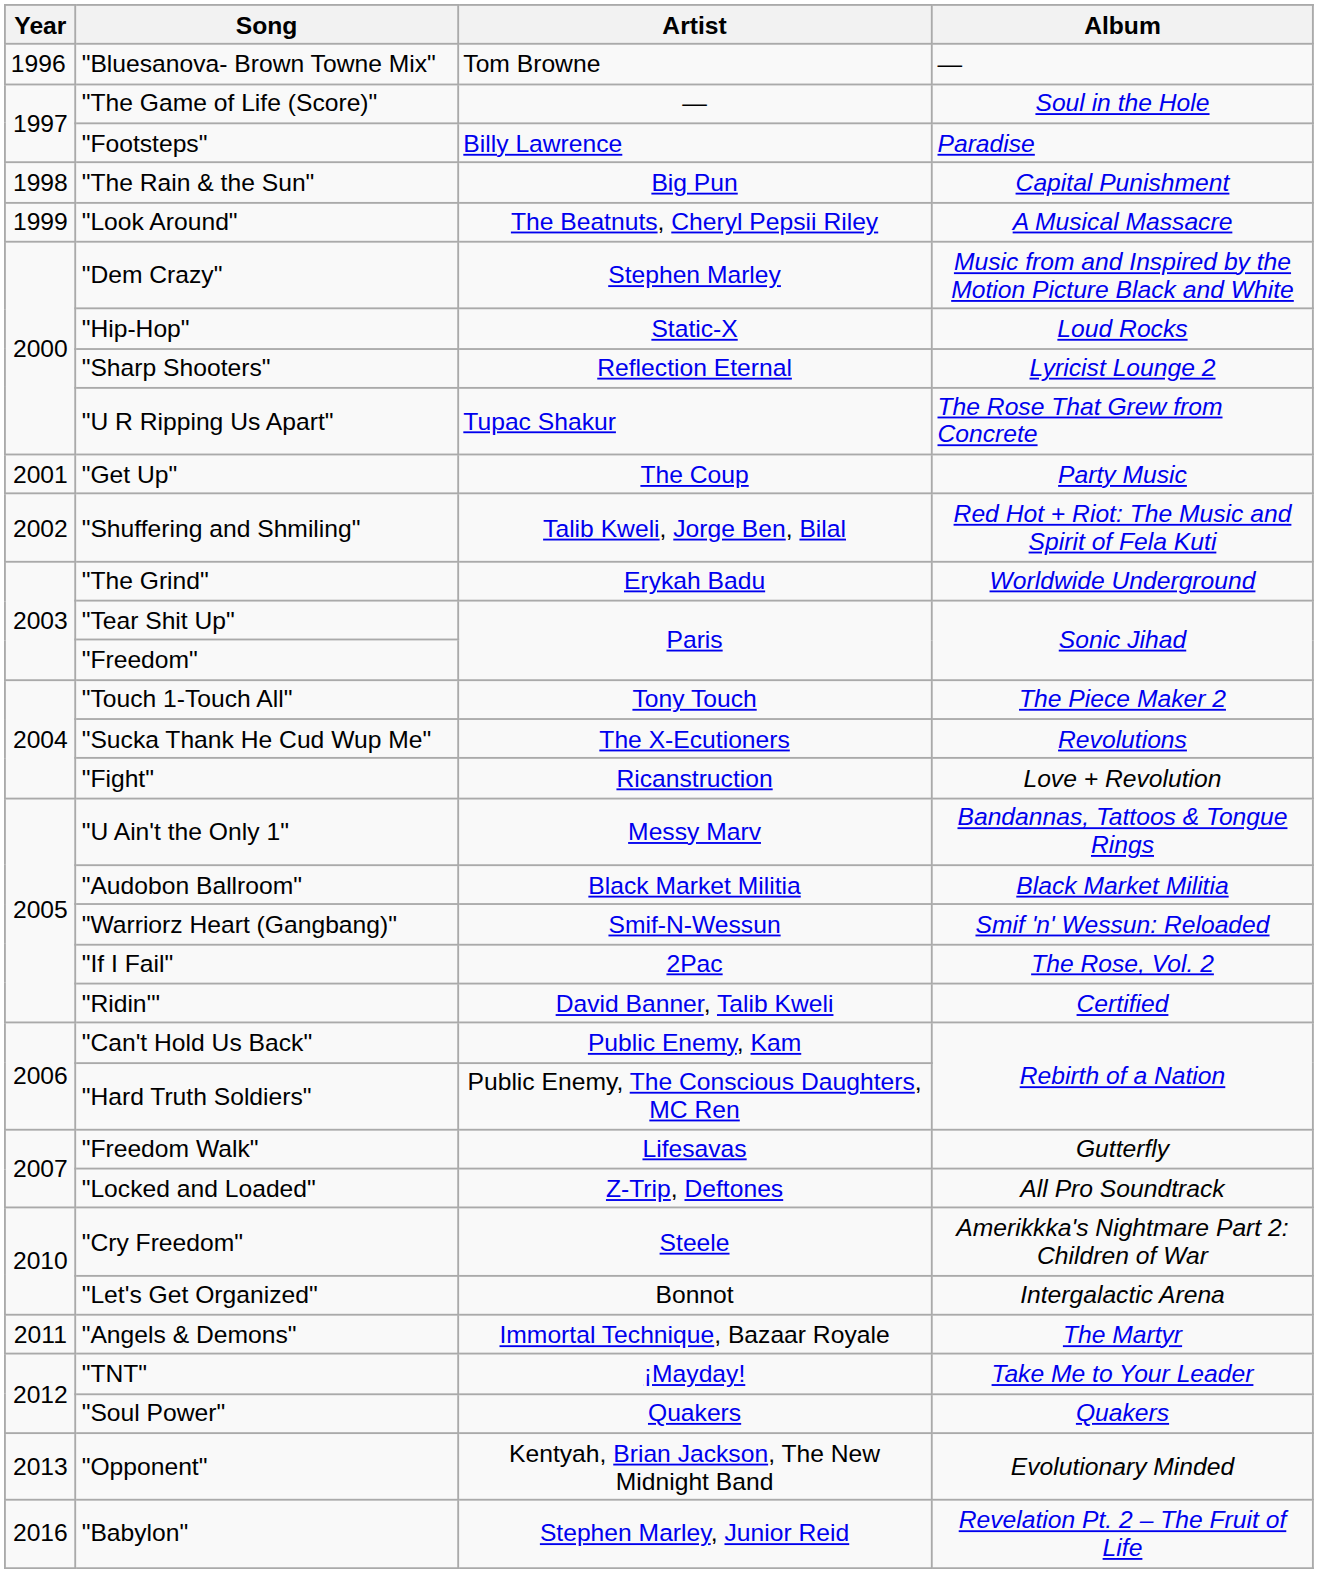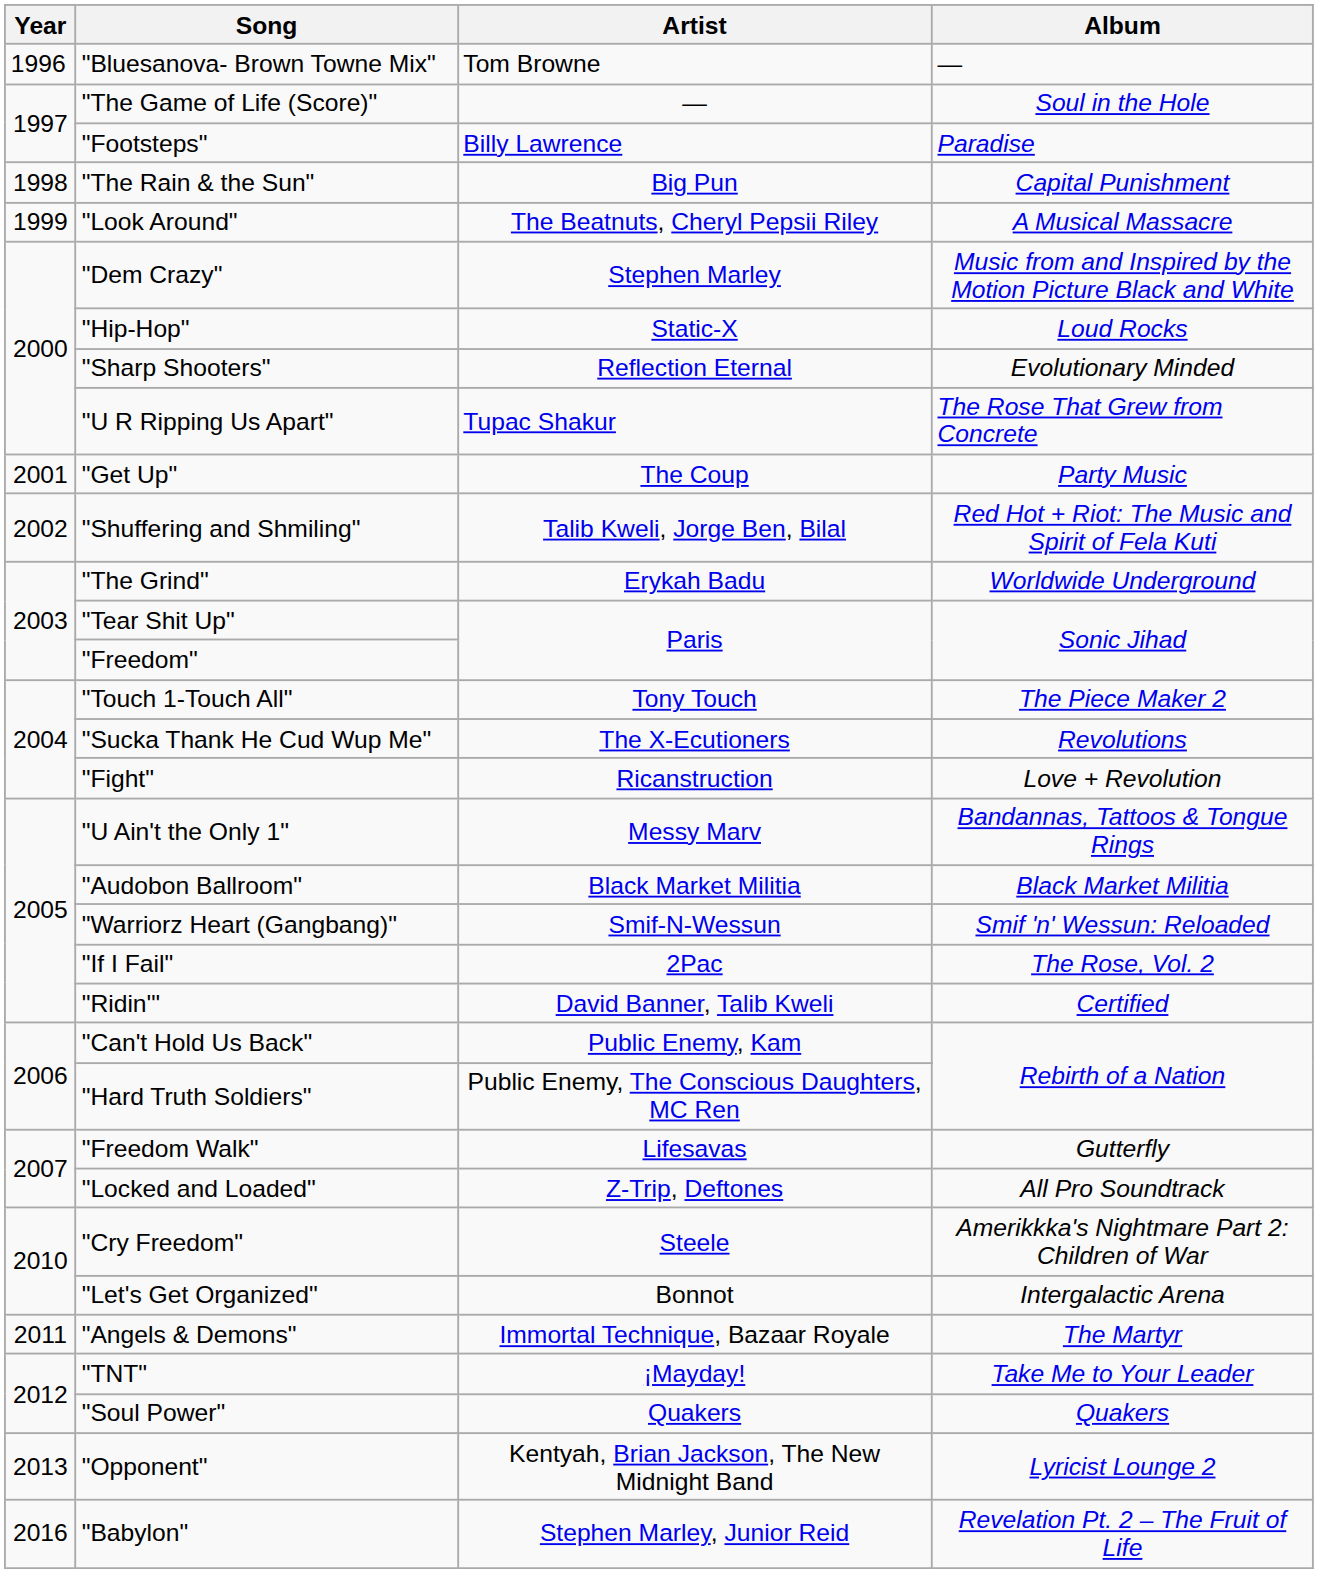(1122, 368) Lyricist Lounge 2 -> (1122, 368) Evolutionary Minded
(1122, 1467) Evolutionary Minded -> (1122, 1467) Lyricist Lounge 2
